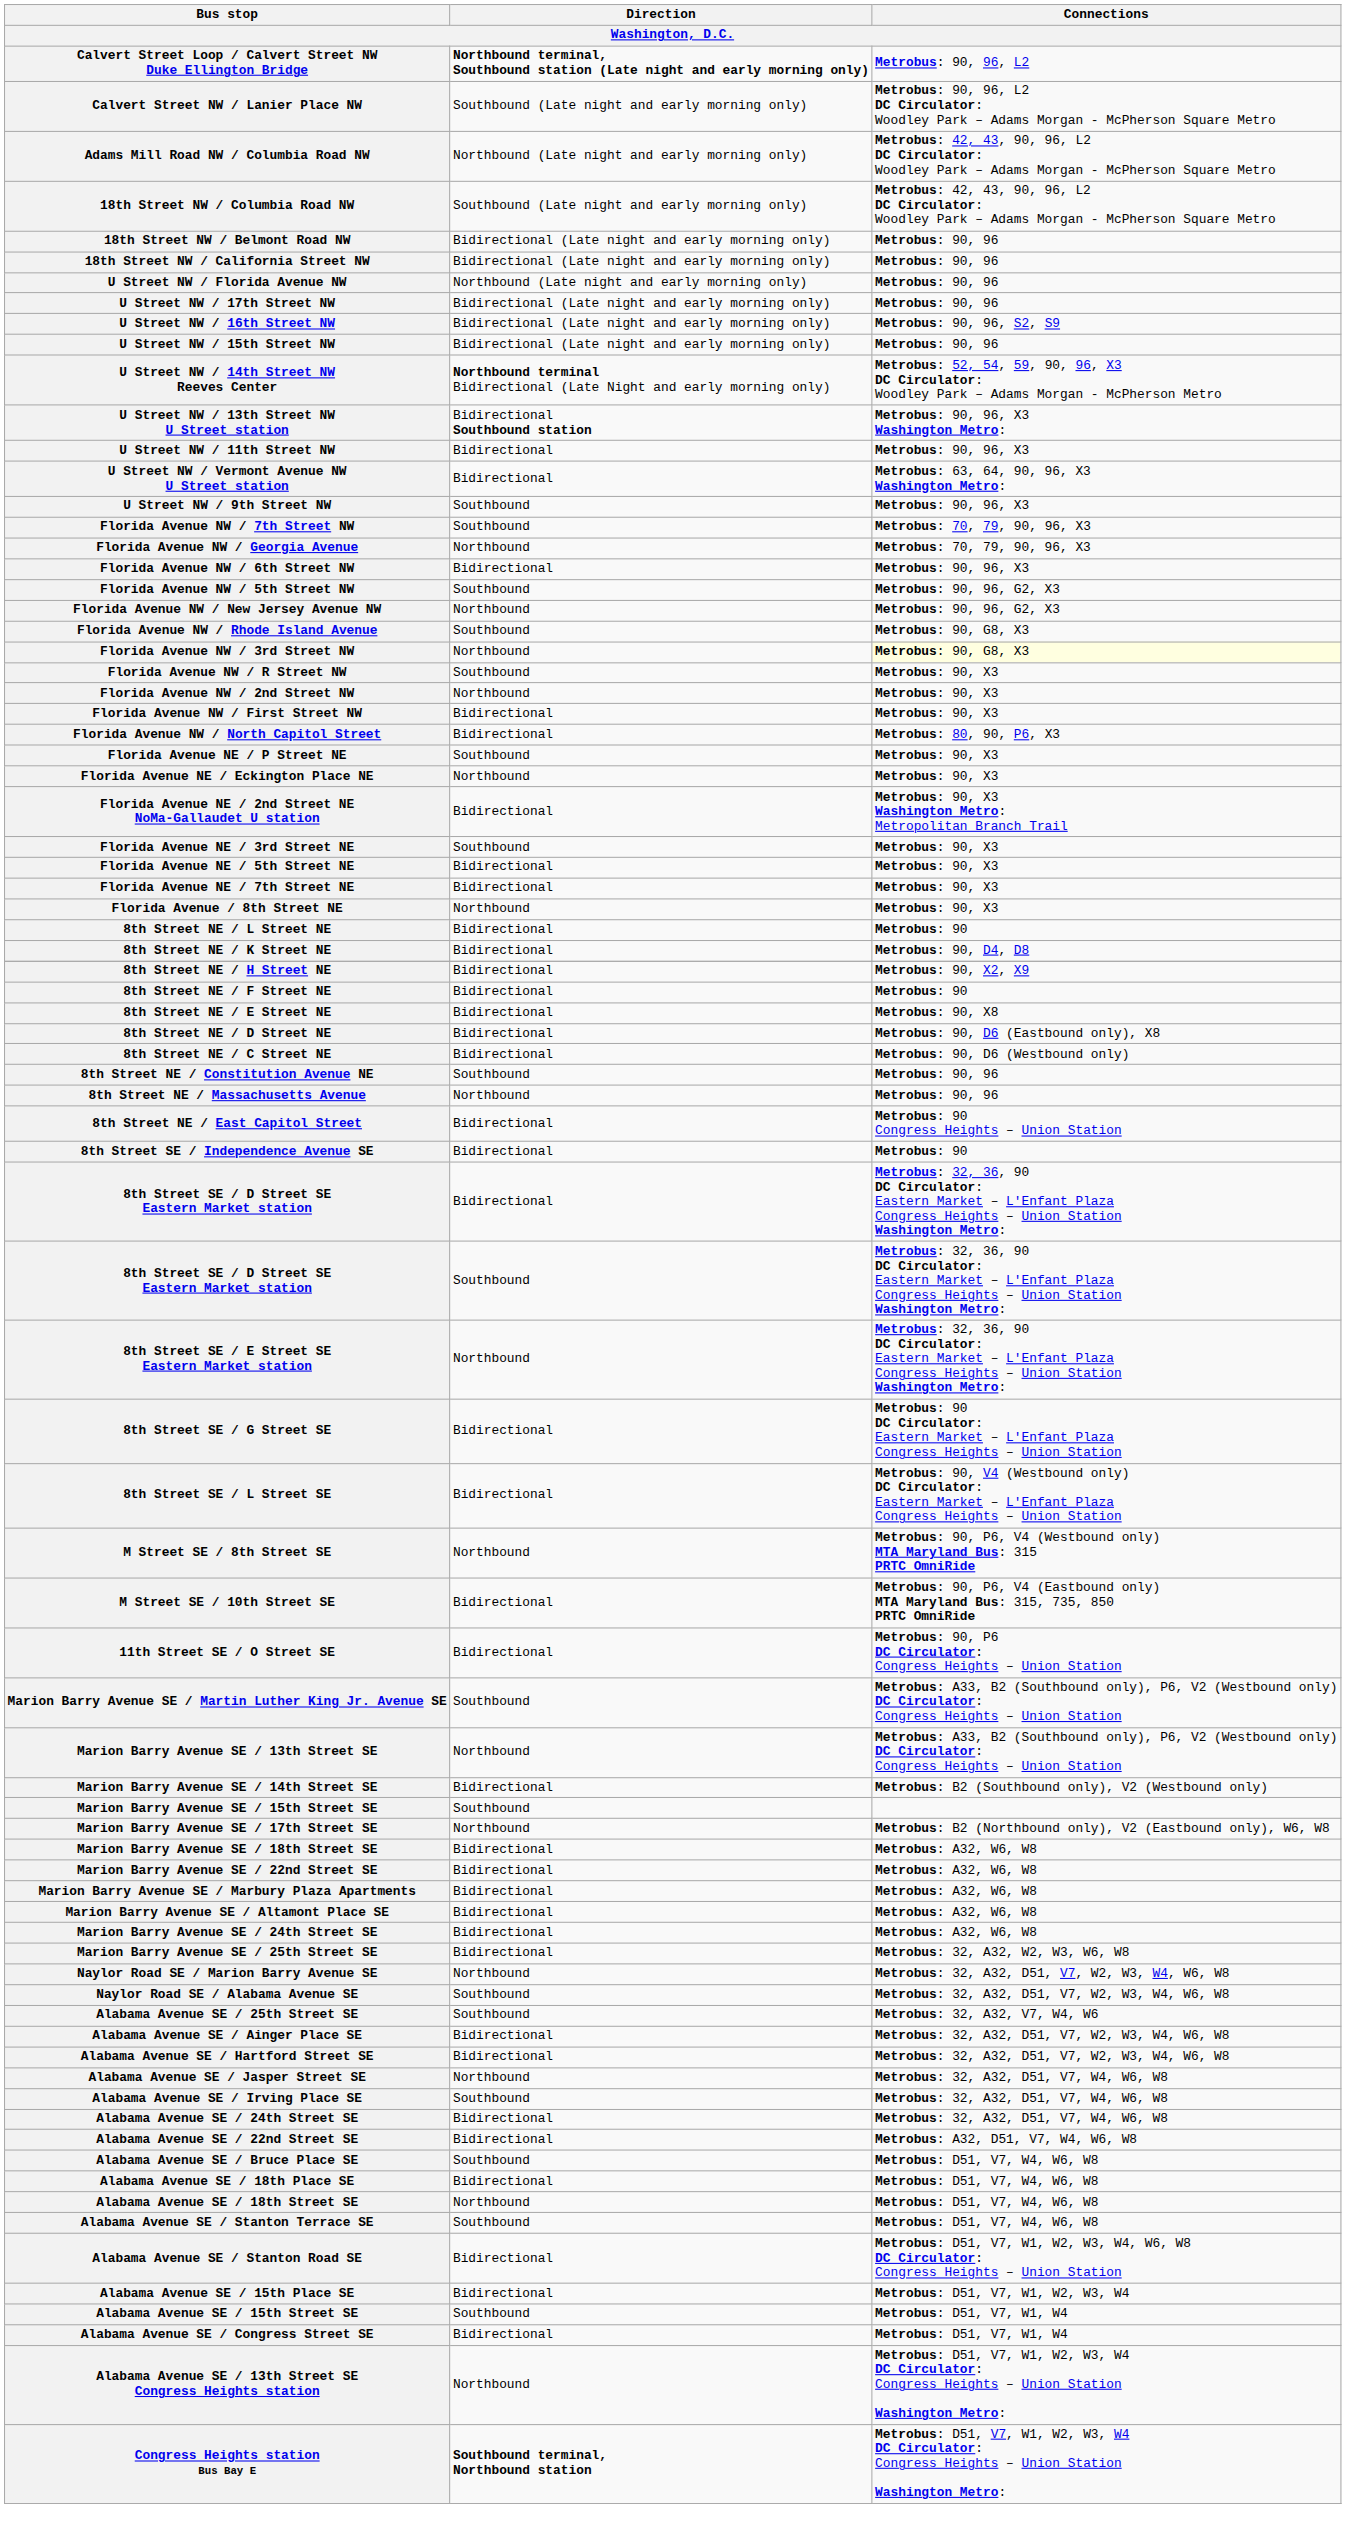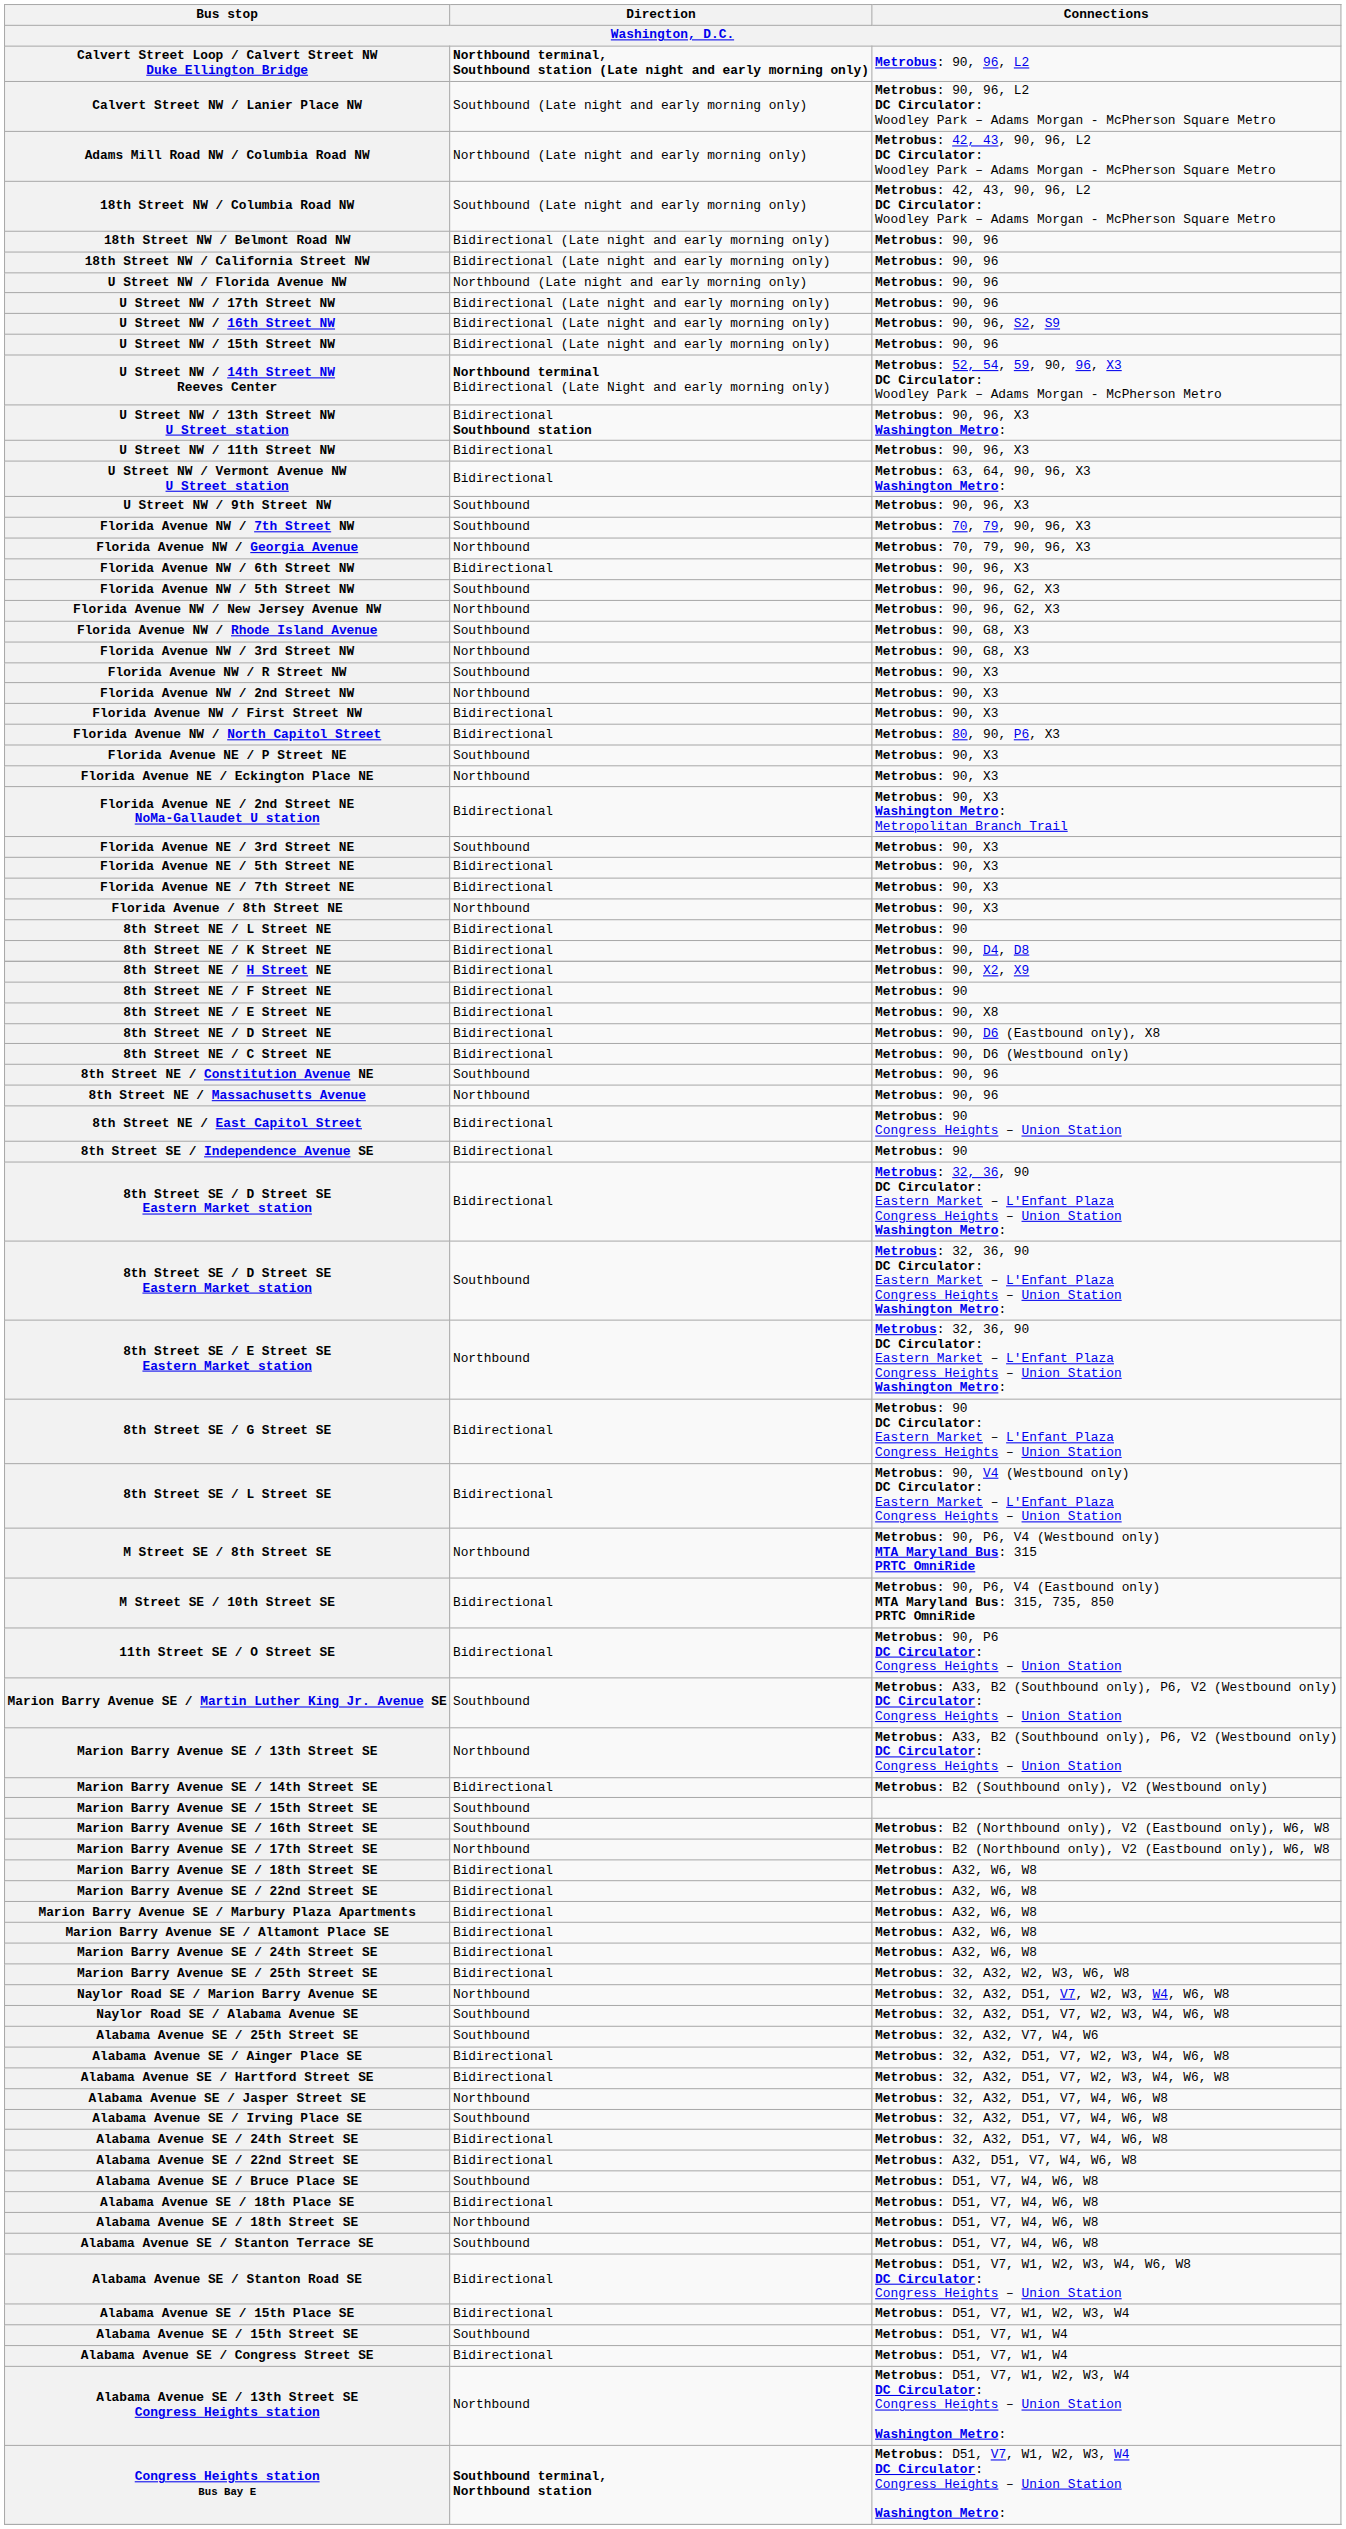(952, 652) lightyellow background -> (952, 652) no background
+ row: (227, 1829)
